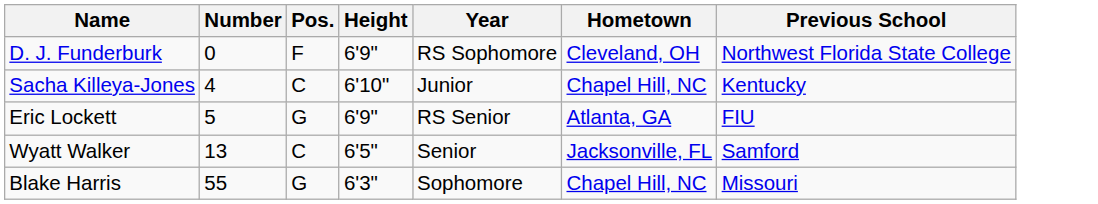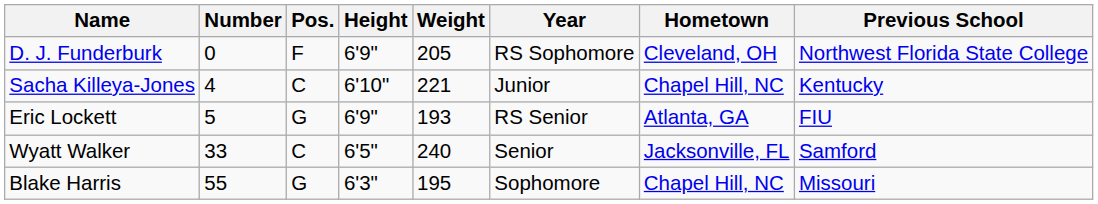+ column: (451, 20)
(216, 150) 13 -> (216, 150) 33
